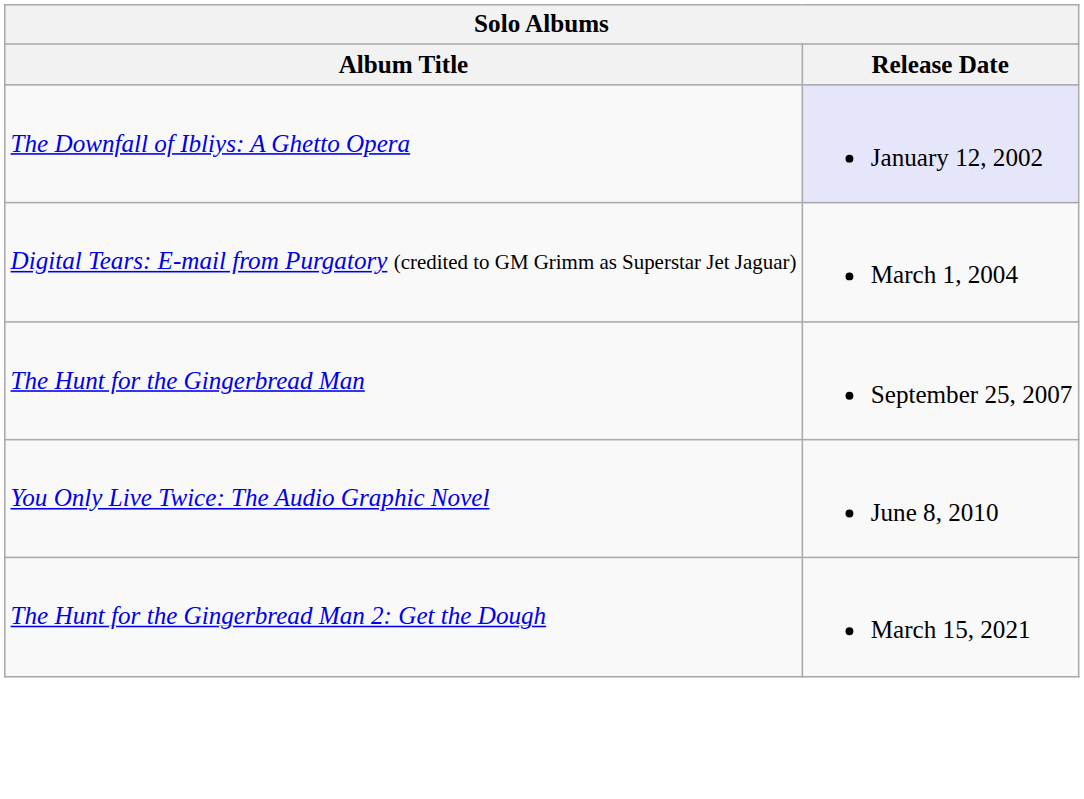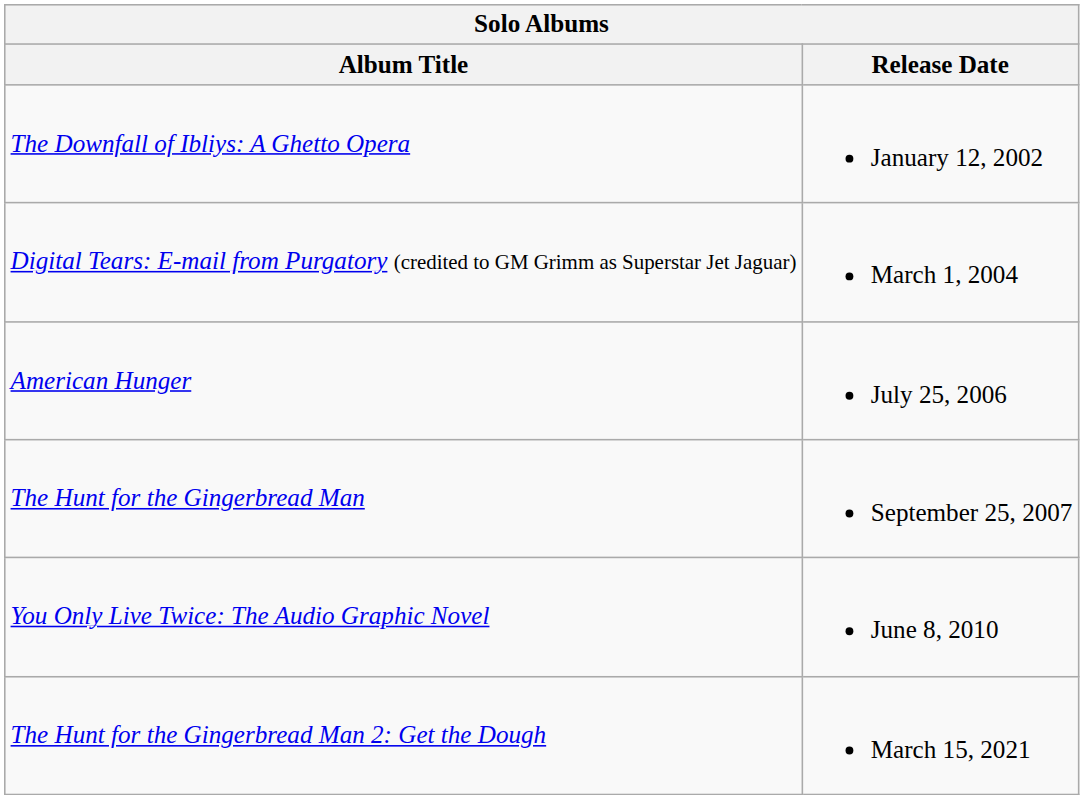(940, 158) lavender background -> (940, 158) no background
+ row: (101, 380)
